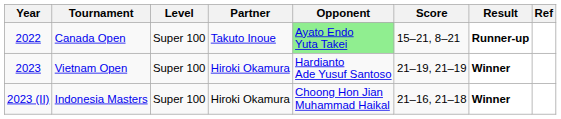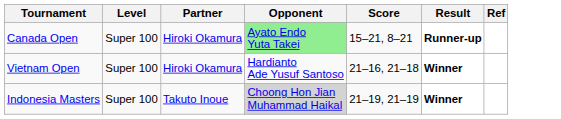- column: (28, 14)
(243, 38) Takuto Inoue -> (203, 38) Hiroki Okamura
(432, 69) 21–19, 21–19 -> (384, 69) 21–16, 21–18
(250, 99) Hiroki Okamura -> (196, 99) Takuto Inoue
(342, 99) no background -> (295, 99) lightgrey background
(432, 99) 21–16, 21–18 -> (384, 99) 21–19, 21–19
